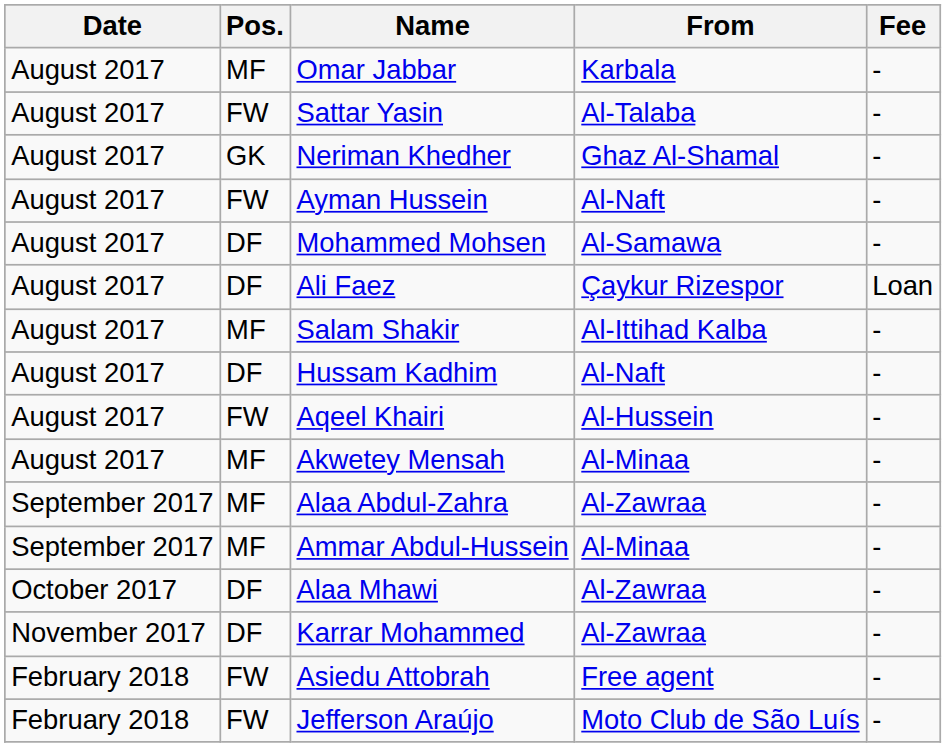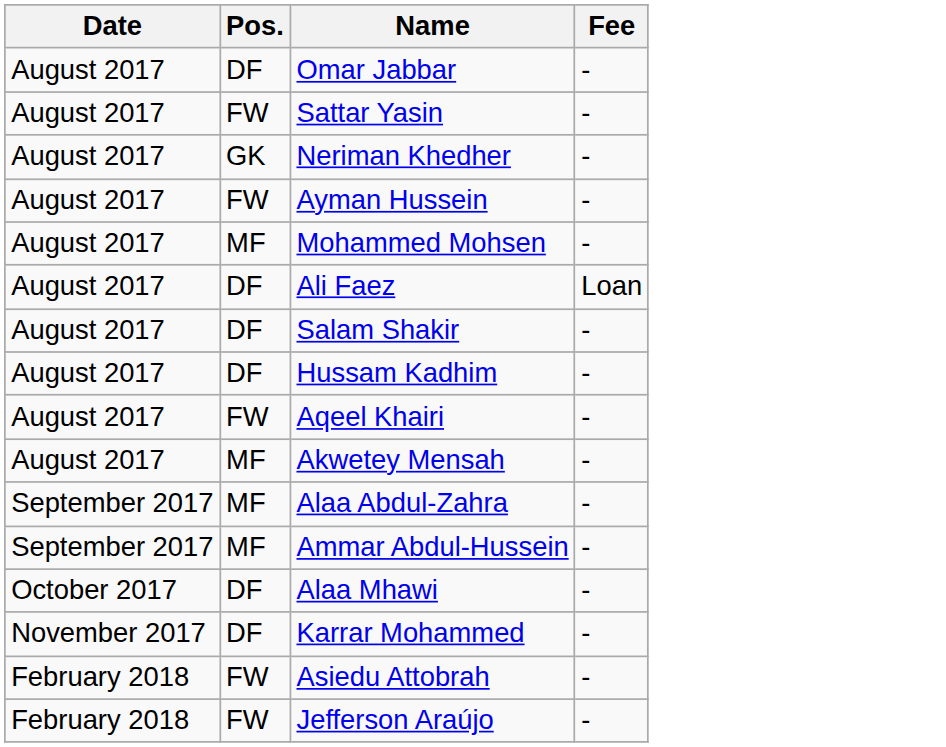- column: (720, 26)
(246, 69) MF -> (244, 69) DF
(244, 243) DF -> (246, 243) MF
(246, 329) MF -> (244, 329) DF
